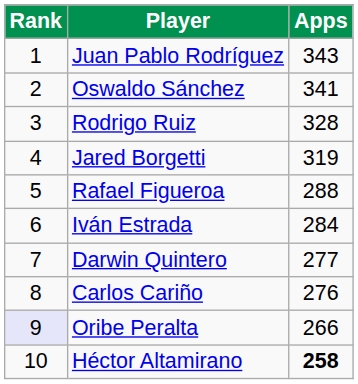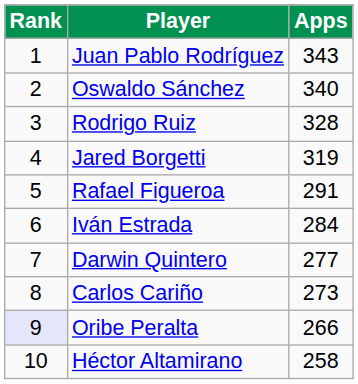(321, 89) 341 -> (321, 89) 340
(321, 191) 288 -> (321, 191) 291
(321, 293) 276 -> (321, 293) 273
(321, 361) bold -> (321, 361) normal
